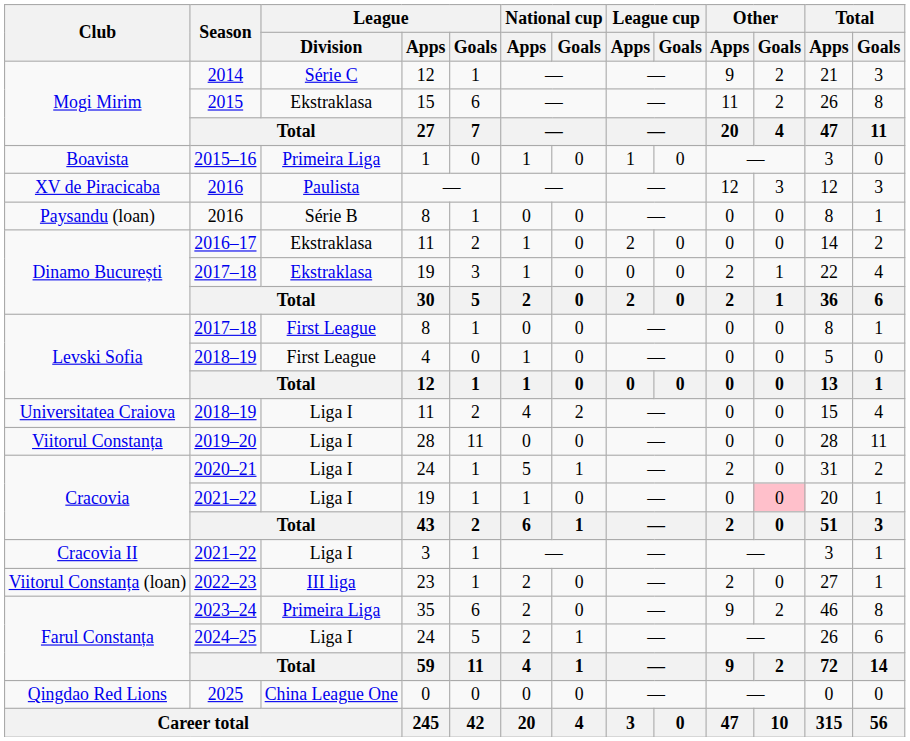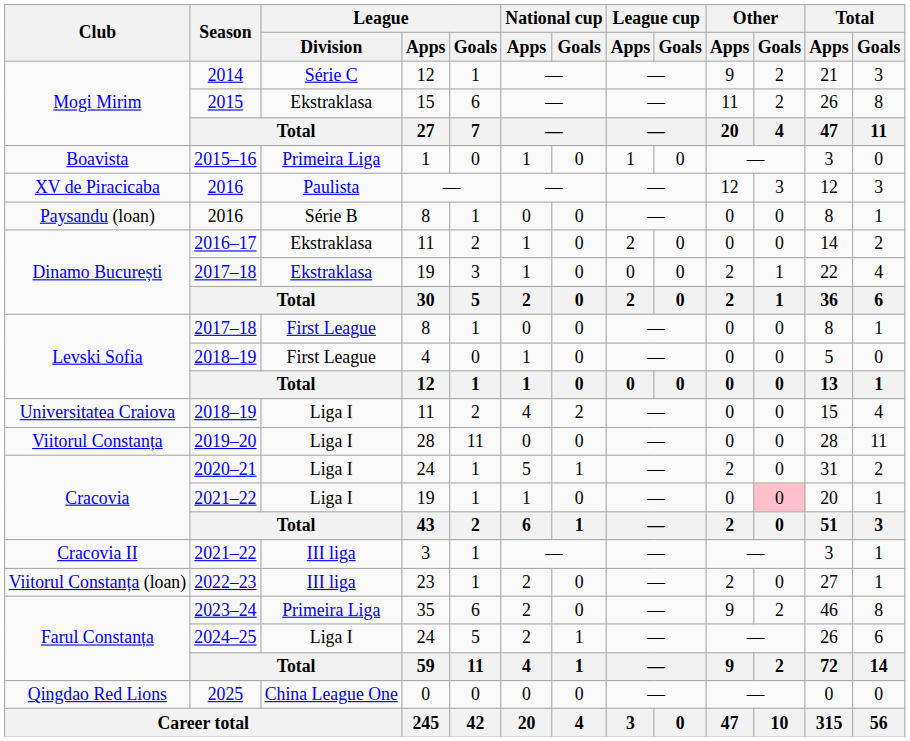(331, 553) Liga I -> (331, 553) III liga
